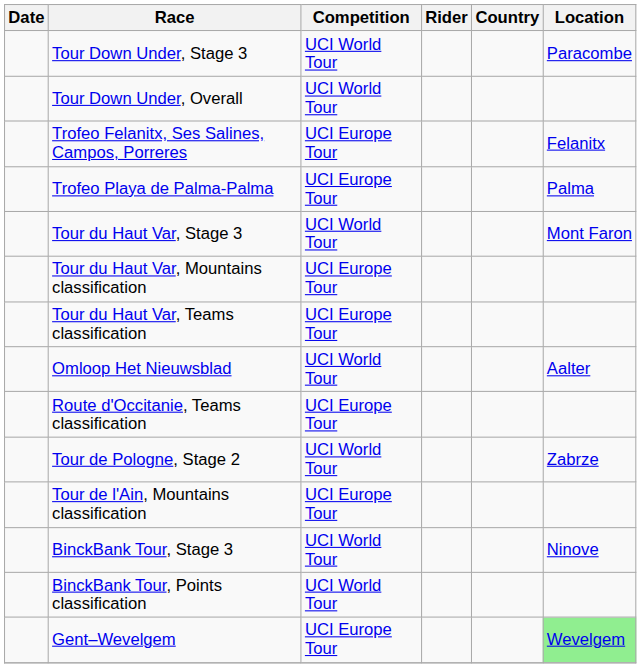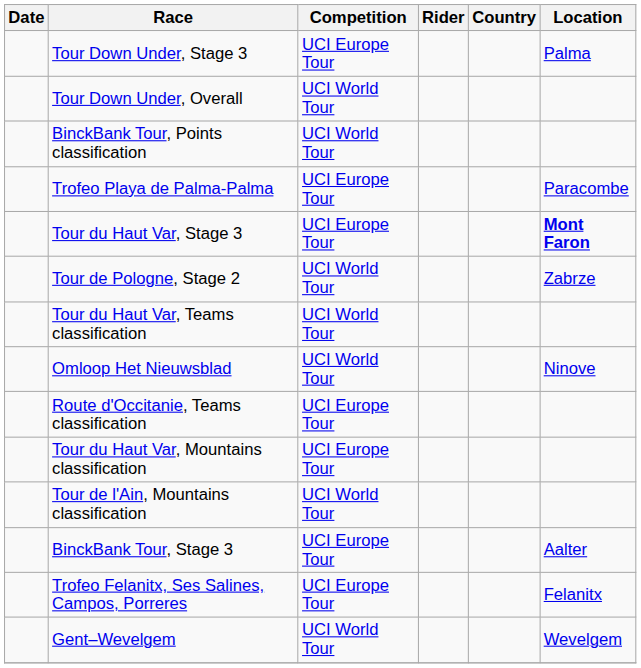(343, 53) UCI World Tour -> (346, 53) UCI Europe Tour
(589, 53) Paracombe -> (567, 53) Palma
rows swapped: (158, 143) <-> (137, 594)
(570, 188) Palma -> (586, 188) Paracombe
(343, 233) UCI World Tour -> (346, 233) UCI Europe Tour
(589, 233) normal -> (567, 233) bold
rows swapped: (157, 278) <-> (146, 459)
(348, 324) UCI Europe Tour -> (340, 324) UCI World Tour
(569, 369) Aalter -> (570, 369) Ninove
(348, 504) UCI Europe Tour -> (340, 504) UCI World Tour
(343, 549) UCI World Tour -> (346, 549) UCI Europe Tour
(573, 549) Ninove -> (565, 549) Aalter
(348, 639) UCI Europe Tour -> (340, 639) UCI World Tour
(586, 639) lightgreen background -> (583, 639) no background
